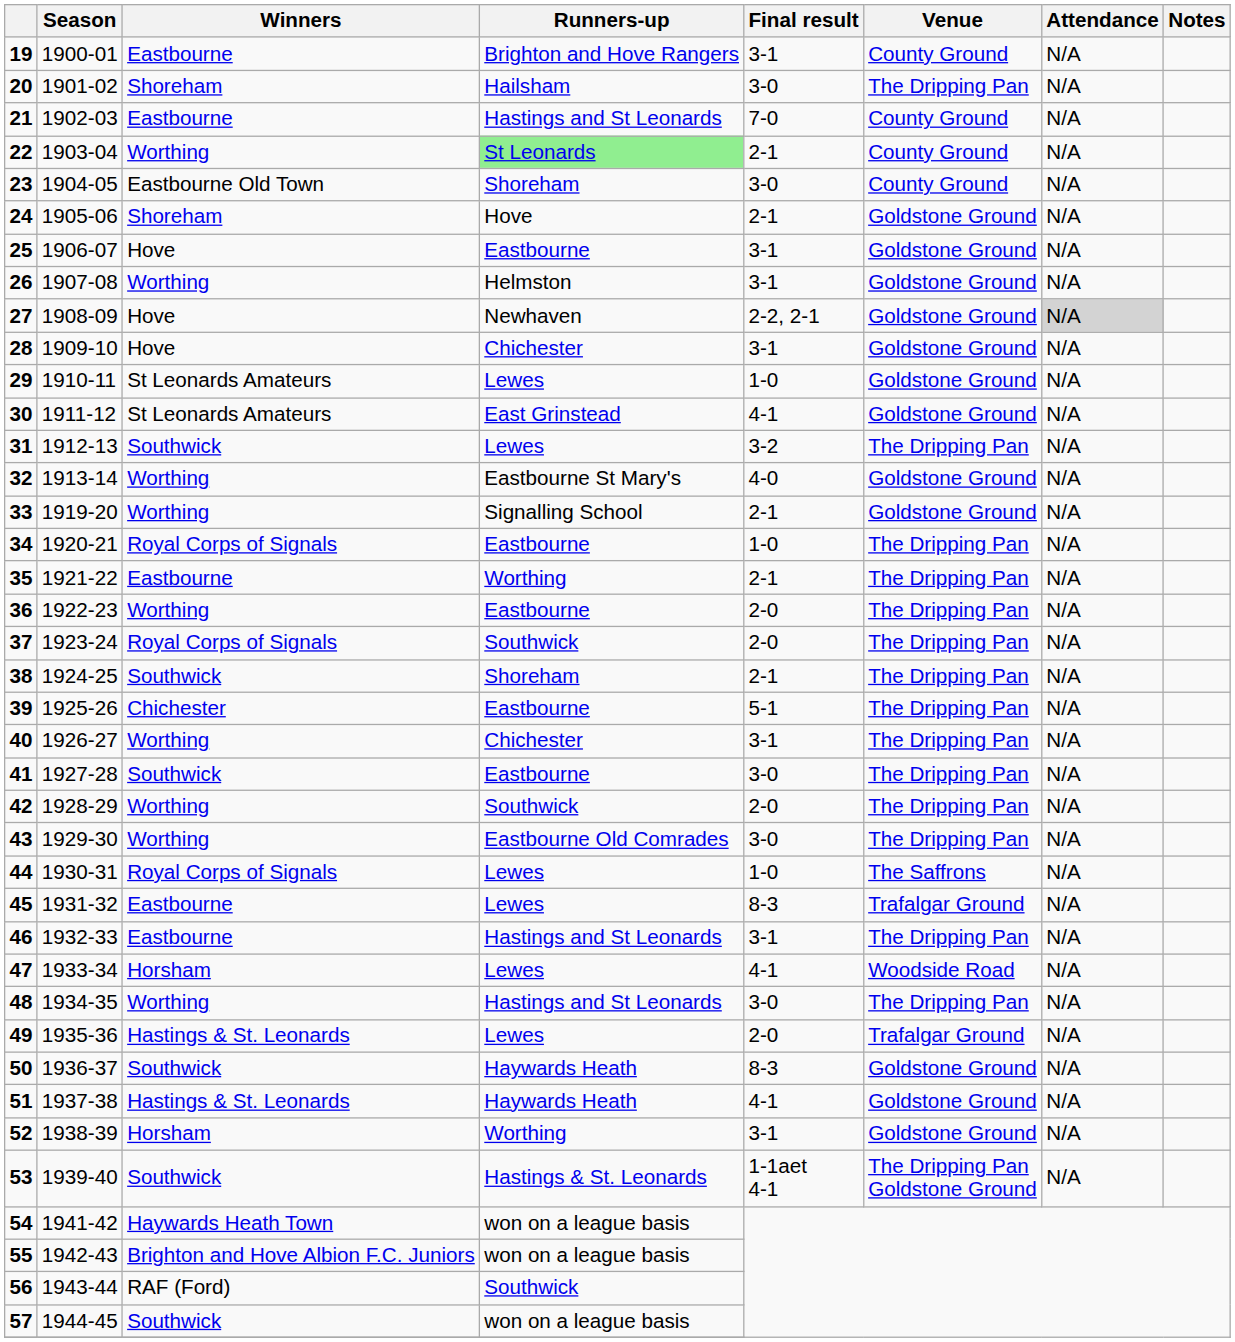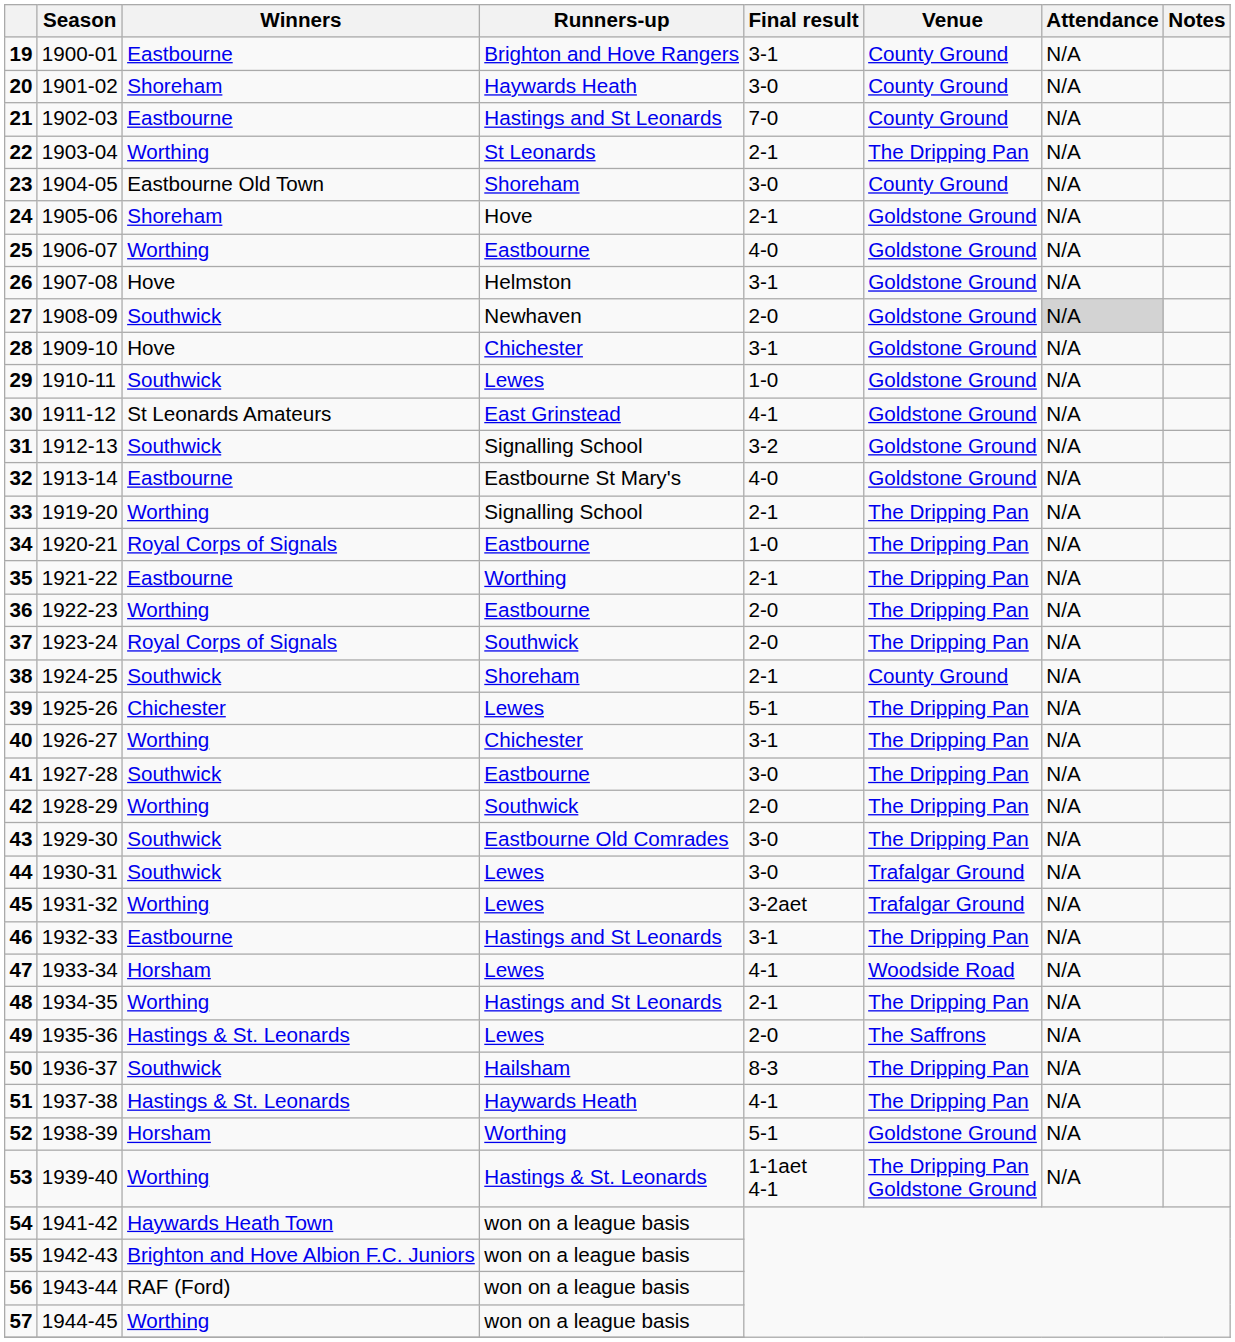(527, 86) Hailsham -> (561, 86) Haywards Heath
(948, 86) The Dripping Pan -> (938, 86) County Ground
(540, 151) lightgreen background -> (540, 151) no background
(938, 151) County Ground -> (948, 151) The Dripping Pan
(151, 250) Hove -> (168, 250) Worthing
(763, 250) 3-1 -> (763, 250) 4-0
(168, 282) Worthing -> (151, 282) Hove
(151, 315) Hove -> (174, 315) Southwick
(784, 315) 2-2, 2-1 -> (763, 315) 2-0
(229, 380) St Leonards Amateurs -> (174, 380) Southwick
(514, 446) Lewes -> (563, 446) Signalling School
(948, 446) The Dripping Pan -> (952, 446) Goldstone Ground
(168, 479) Worthing -> (180, 479) Eastbourne
(952, 511) Goldstone Ground -> (948, 511) The Dripping Pan
(948, 675) The Dripping Pan -> (938, 675) County Ground
(537, 708) Eastbourne -> (514, 708) Lewes
(168, 839) Worthing -> (174, 839) Southwick
(232, 871) Royal Corps of Signals -> (174, 871) Southwick
(763, 871) 1-0 -> (763, 871) 3-0
(927, 871) The Saffrons -> (946, 871) Trafalgar Ground
(180, 904) Eastbourne -> (168, 904) Worthing
(763, 904) 8-3 -> (778, 904) 3-2aet
(763, 1002) 3-0 -> (763, 1002) 2-1
(946, 1035) Trafalgar Ground -> (927, 1035) The Saffrons
(561, 1068) Haywards Heath -> (527, 1068) Hailsham
(952, 1068) Goldstone Ground -> (948, 1068) The Dripping Pan
(952, 1101) Goldstone Ground -> (948, 1101) The Dripping Pan
(763, 1133) 3-1 -> (763, 1133) 5-1
(174, 1178) Southwick -> (168, 1178) Worthing
(531, 1287) Southwick -> (587, 1287) won on a league basis
(174, 1320) Southwick -> (168, 1320) Worthing
